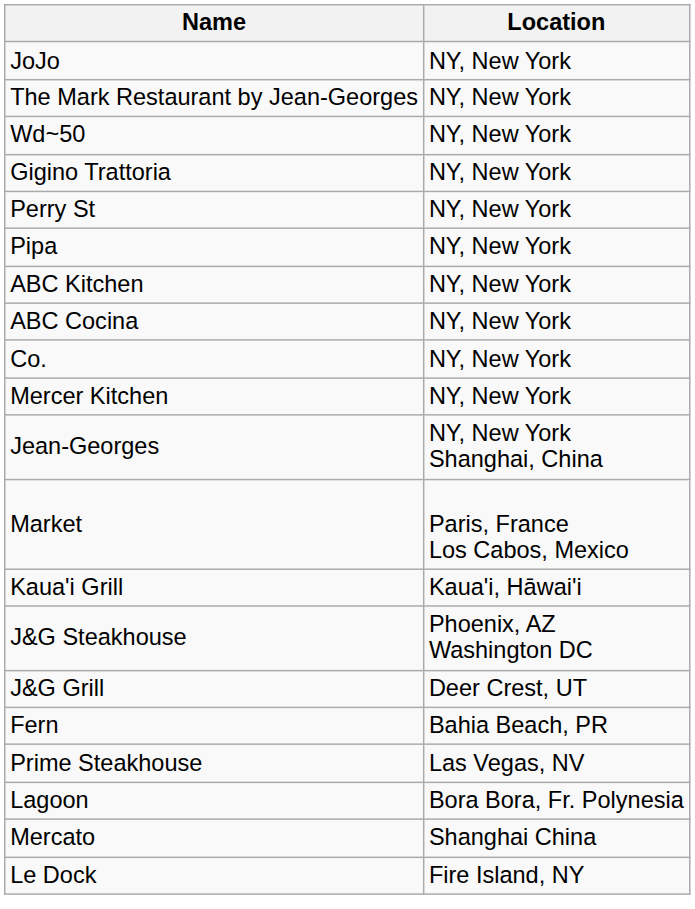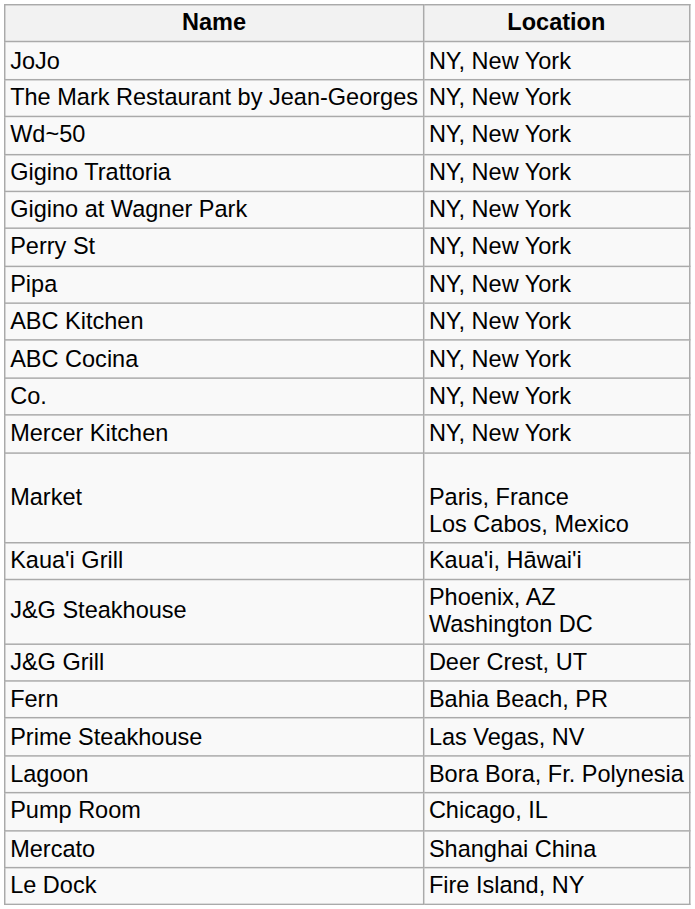+ row: (129, 209)
- row: (85, 446)
+ row: (76, 811)
